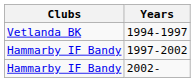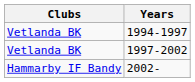(64, 50) Hammarby IF Bandy -> (44, 50) Vetlanda BK
